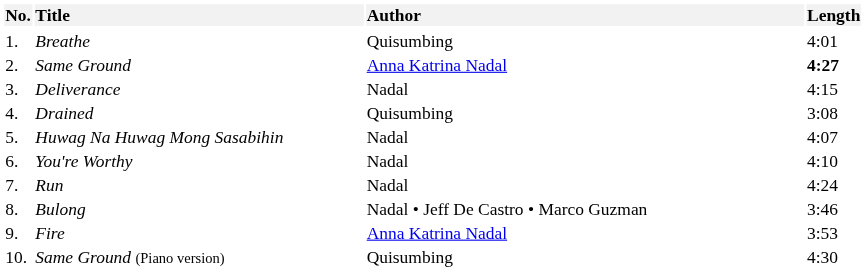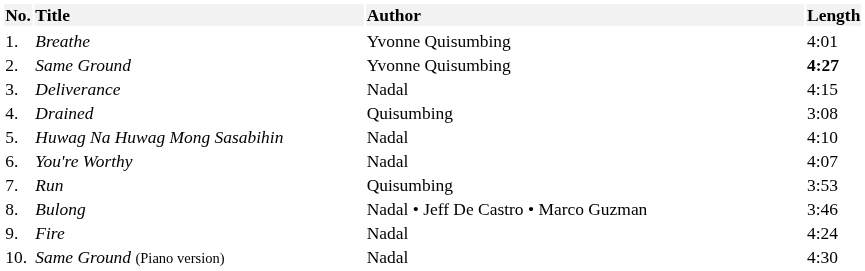(410, 41) Quisumbing -> (439, 41) Yvonne Quisumbing
(437, 65) Anna Katrina Nadal -> (439, 65) Yvonne Quisumbing
(823, 137) 4:07 -> (823, 137) 4:10
(823, 161) 4:10 -> (823, 161) 4:07
(387, 185) Nadal -> (410, 185) Quisumbing
(823, 185) 4:24 -> (823, 185) 3:53
(437, 233) Anna Katrina Nadal -> (387, 233) Nadal
(823, 233) 3:53 -> (823, 233) 4:24
(410, 257) Quisumbing -> (387, 257) Nadal
